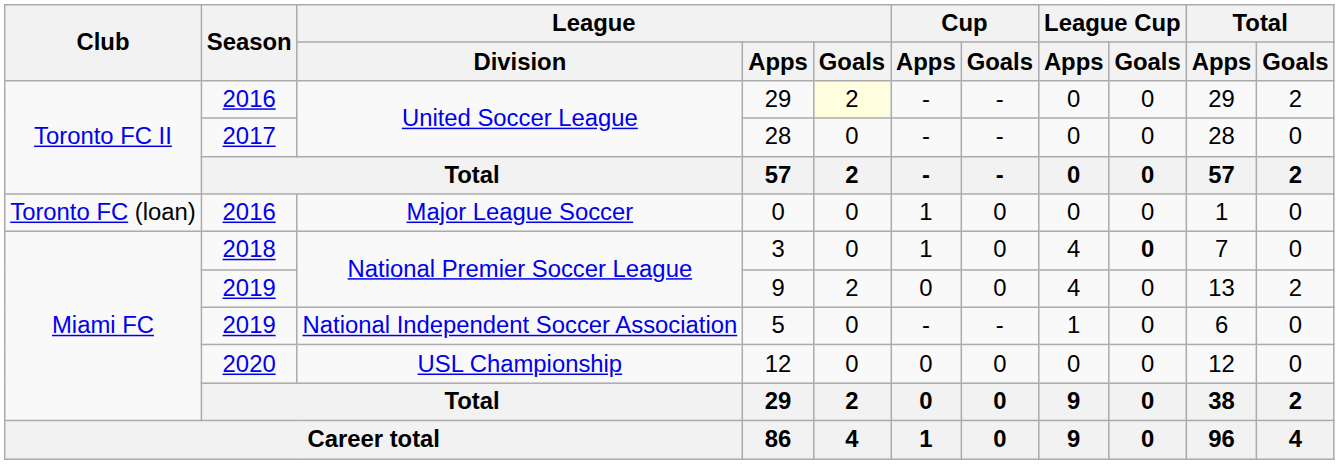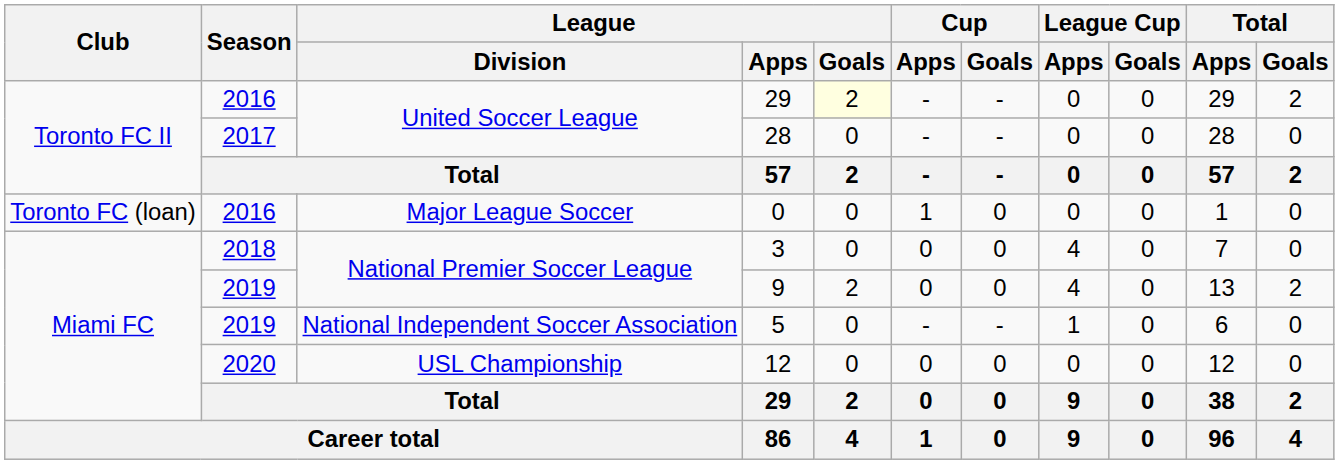(926, 250) 1 -> (926, 250) 0
(1148, 250) bold -> (1148, 250) normal
